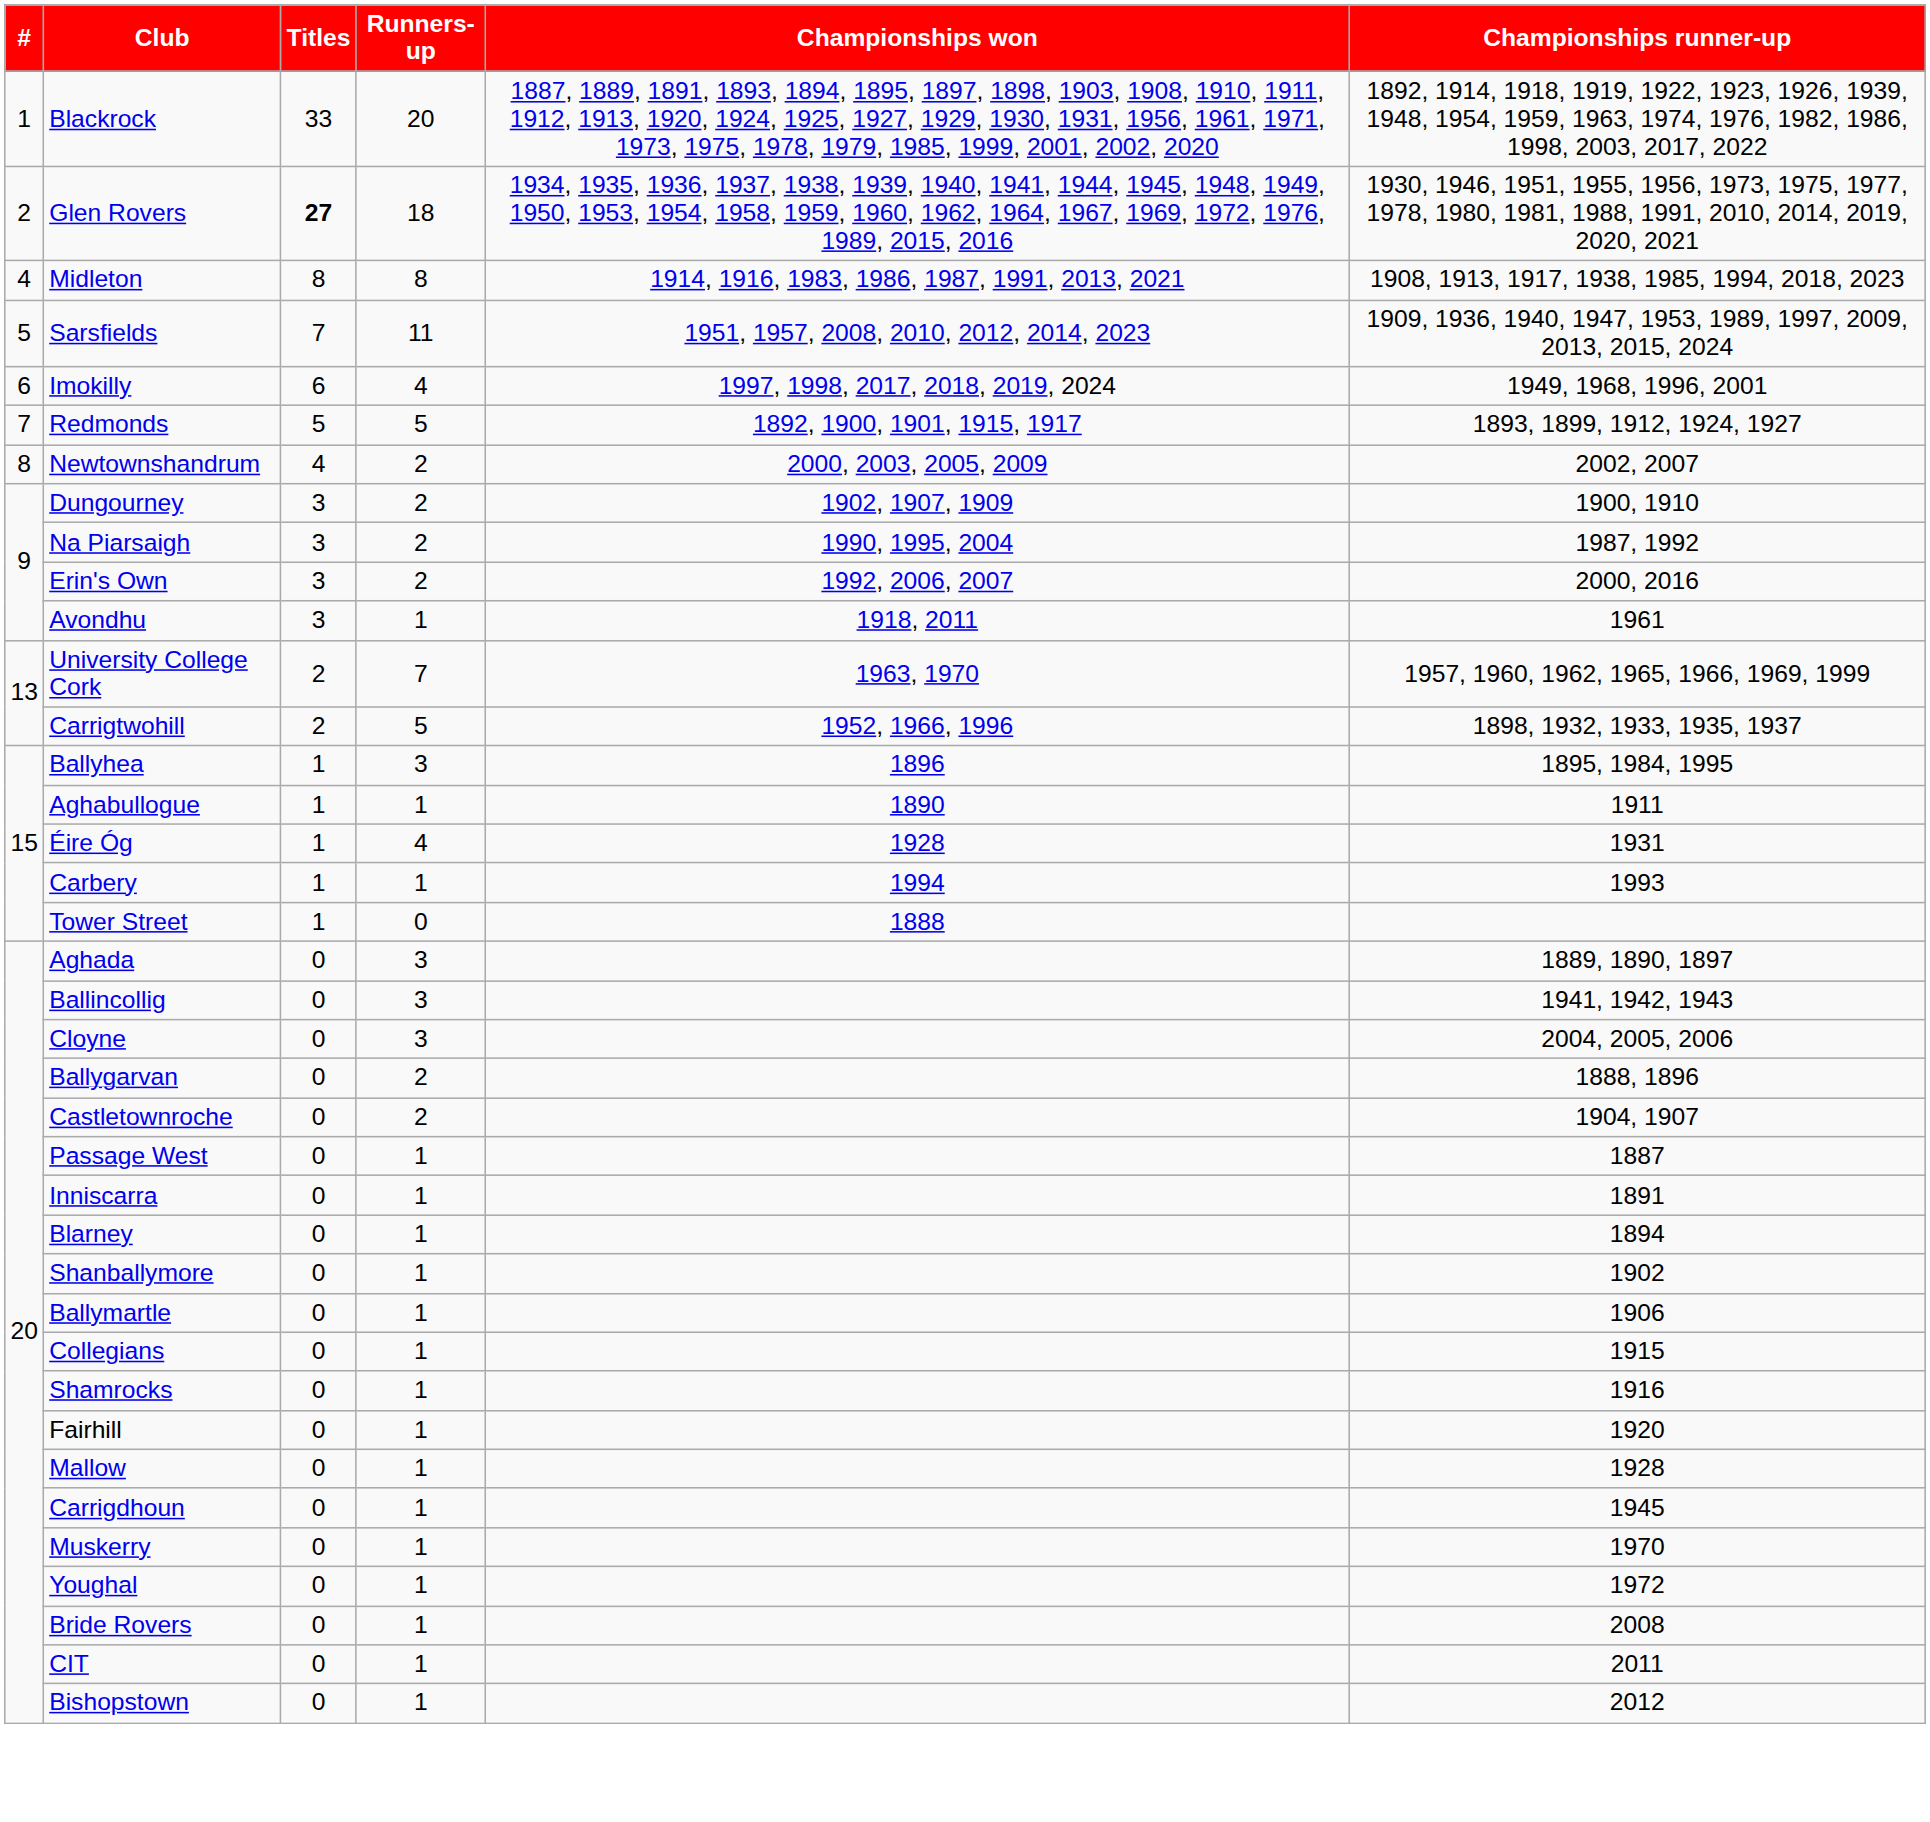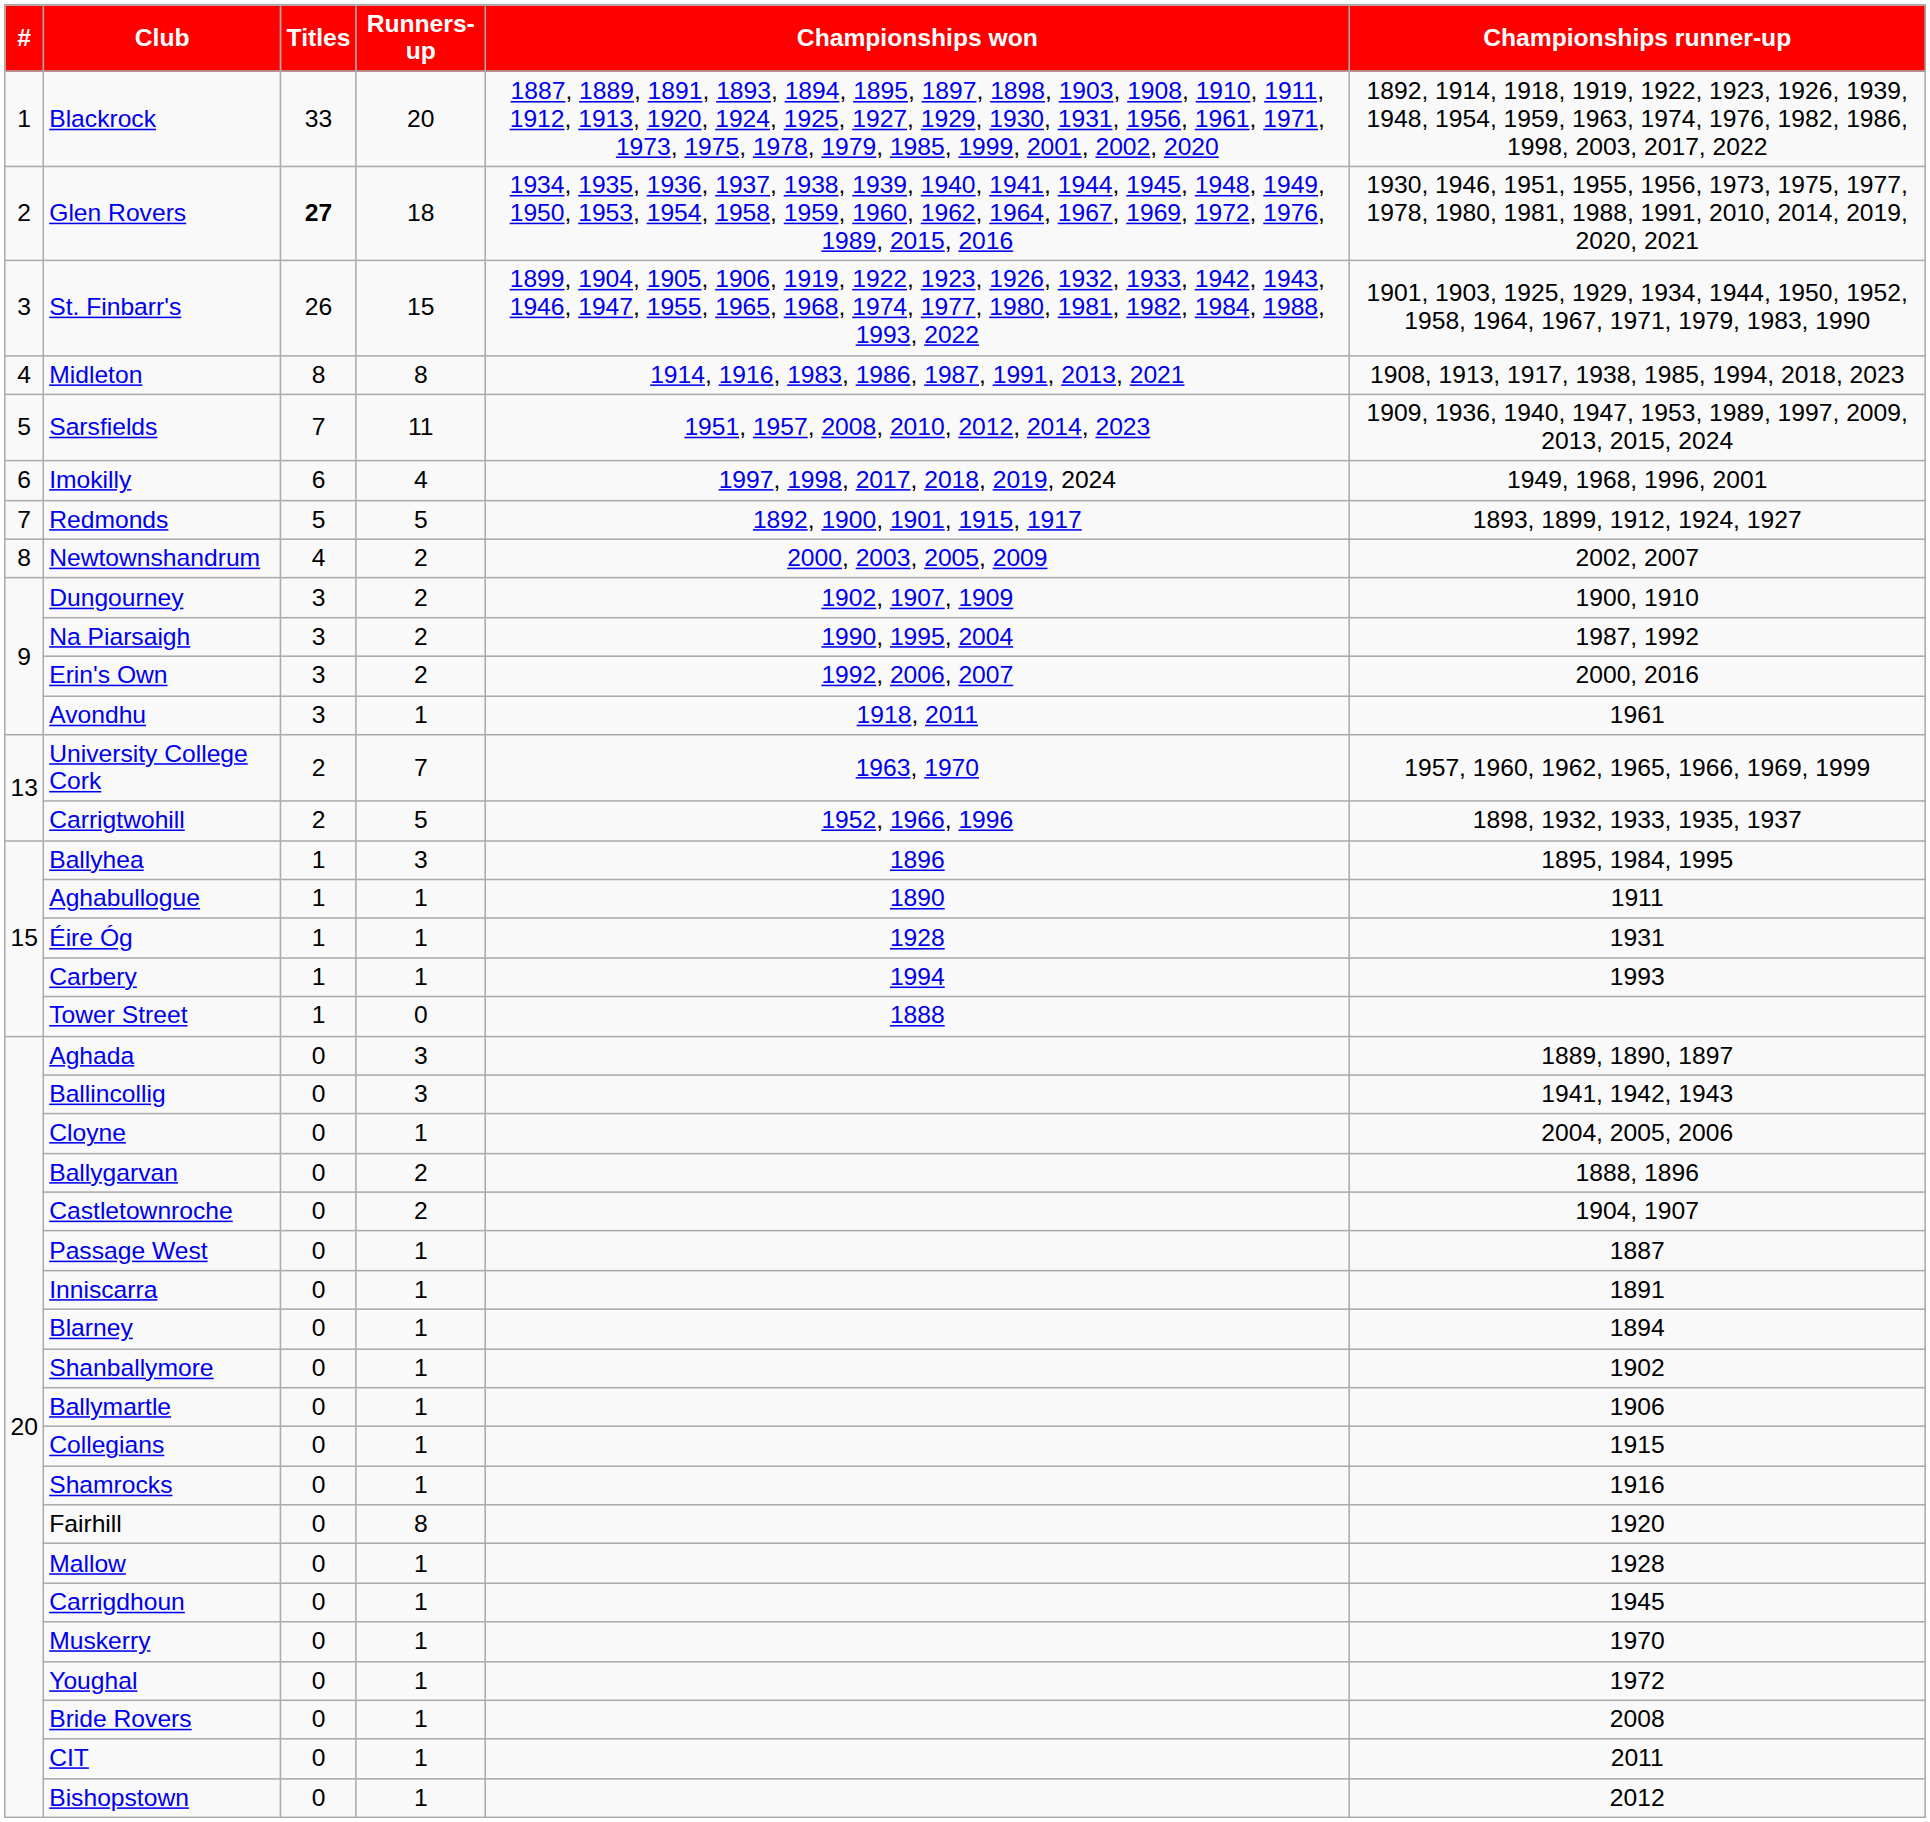+ row: (115, 307)
(421, 843) 4 -> (421, 937) 1
(421, 1038) 3 -> (421, 1133) 1
(421, 1429) 1 -> (421, 1523) 8
